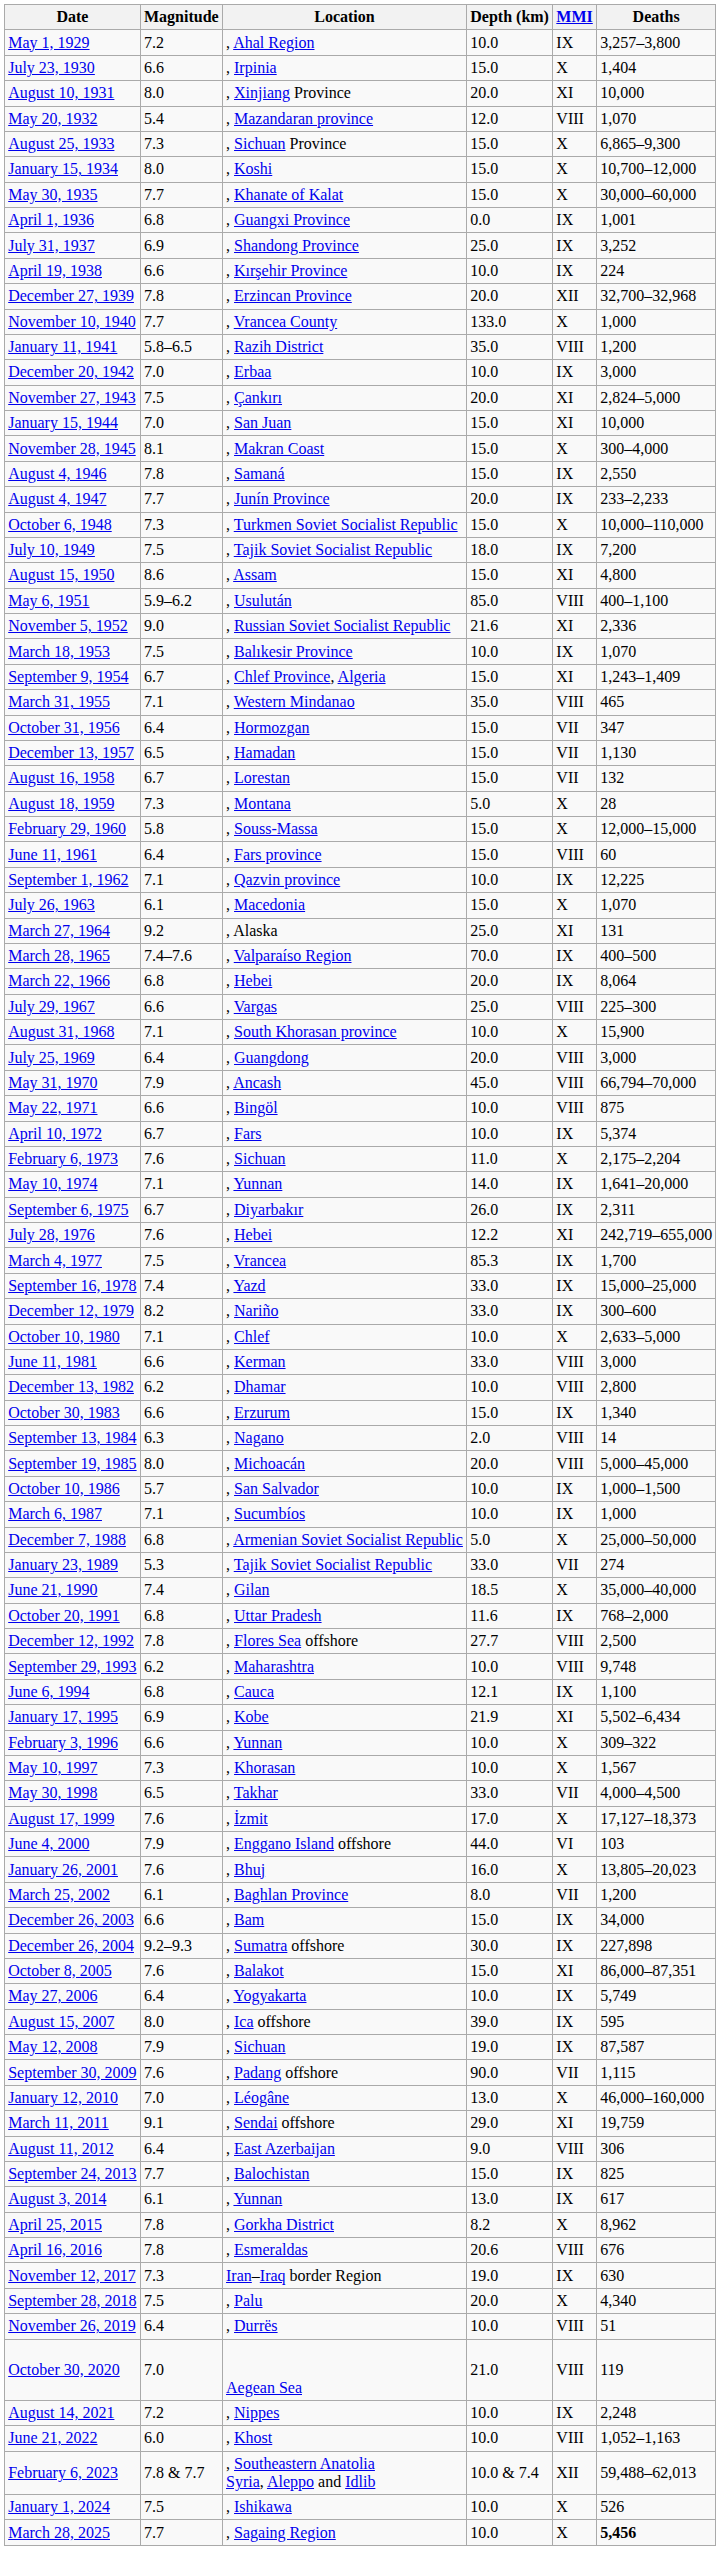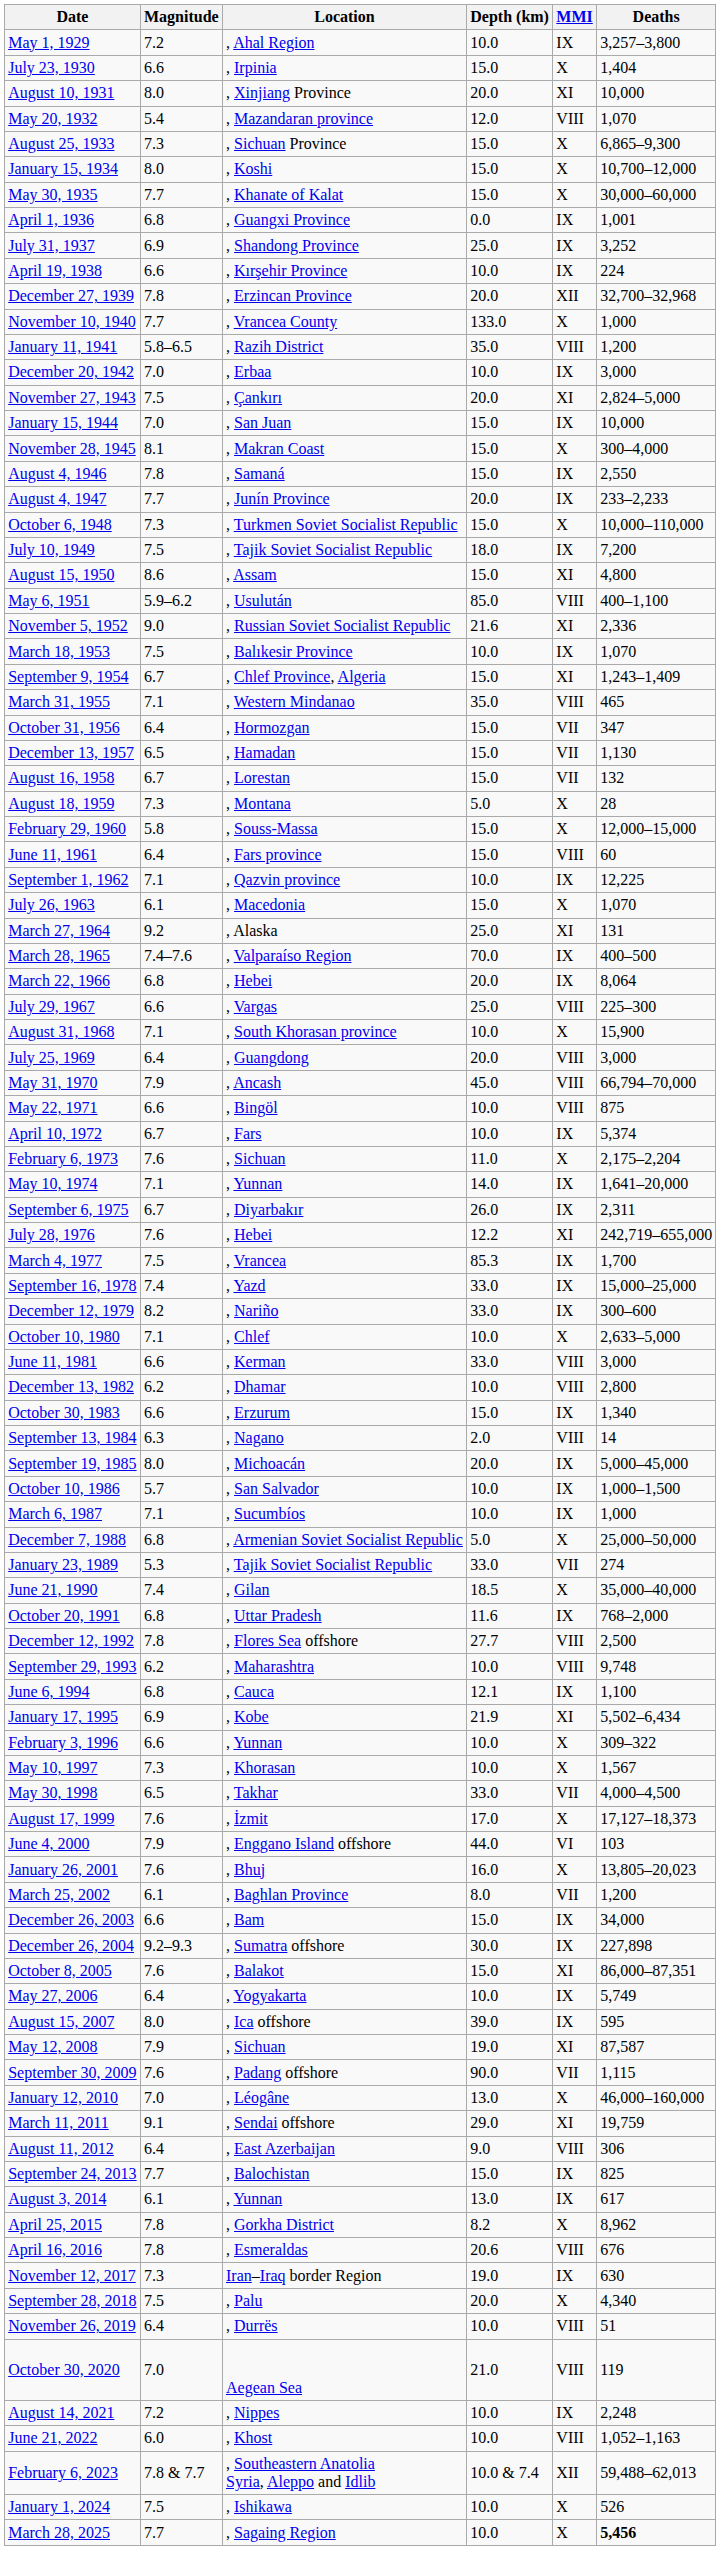(565, 423) XI -> (565, 423) IX
(570, 1463) VIII -> (565, 1463) IX
(565, 2047) IX -> (565, 2047) XI
